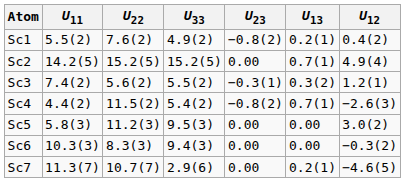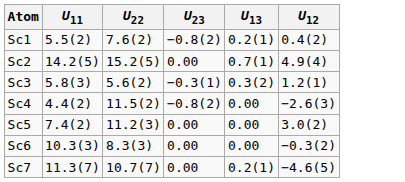- column: (194, 17)
(69, 82) 7.4(2) -> (69, 82) 5.8(3)
(313, 103) 0.7(1) -> (244, 103) 0.00
(69, 125) 5.8(3) -> (69, 125) 7.4(2)
